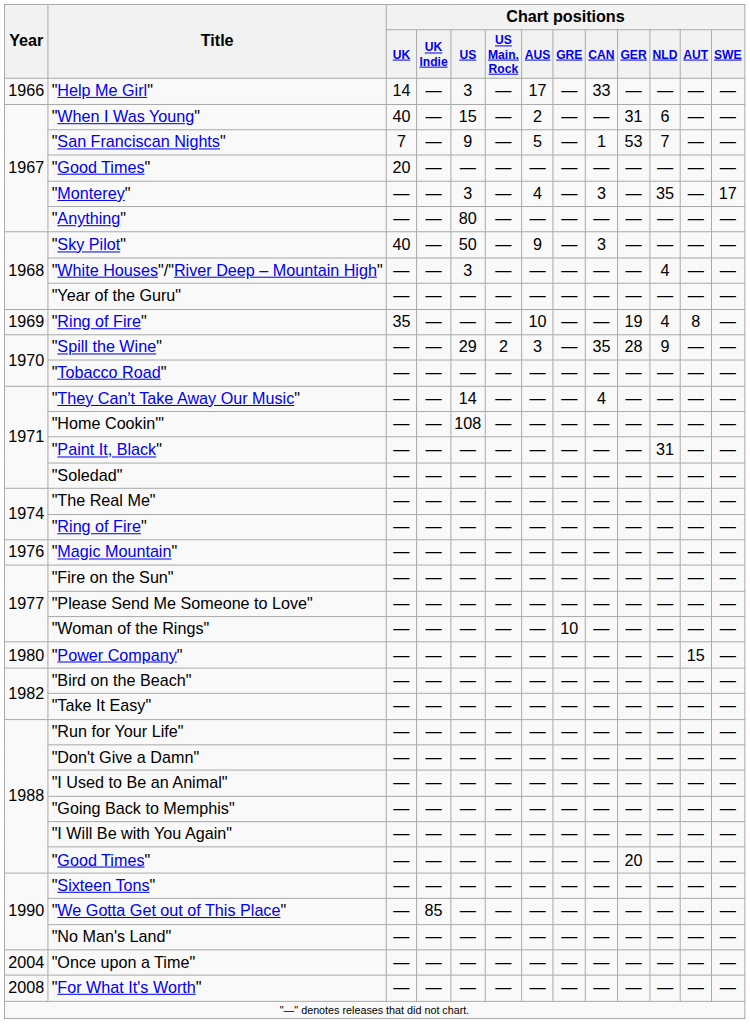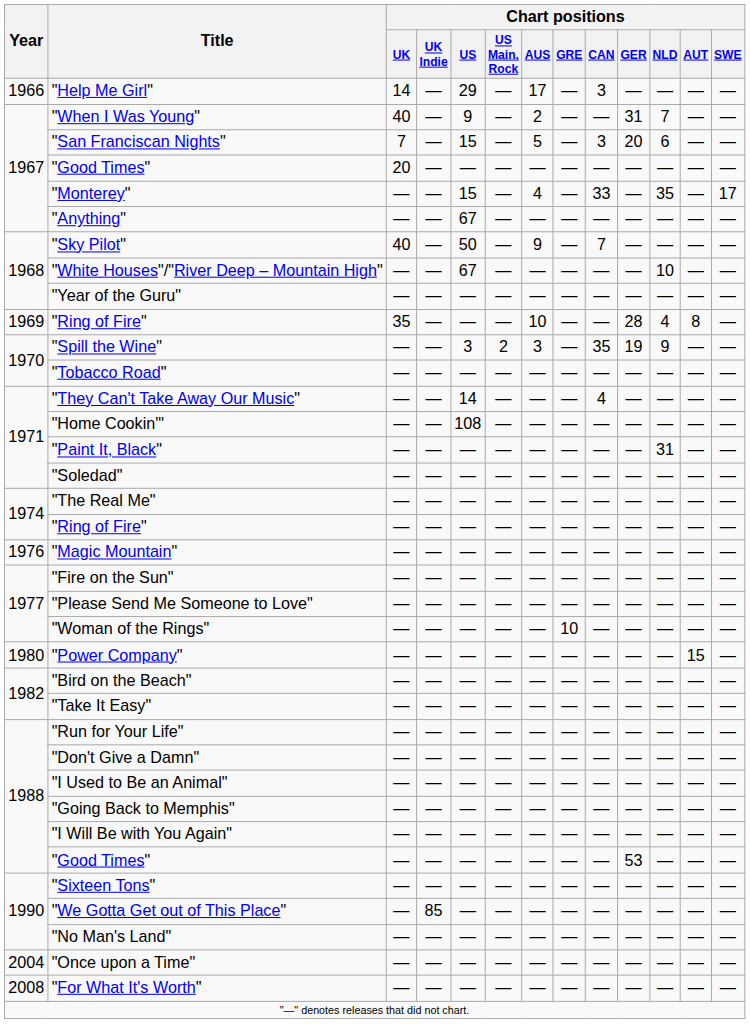(468, 91) 3 -> (468, 91) 29
(601, 91) 33 -> (601, 91) 3
(468, 116) 15 -> (468, 116) 9
(665, 116) 6 -> (665, 116) 7
(468, 142) 9 -> (468, 142) 15
(601, 142) 1 -> (601, 142) 3
(634, 142) 53 -> (634, 142) 20
(665, 142) 7 -> (665, 142) 6
(468, 193) 3 -> (468, 193) 15
(601, 193) 3 -> (601, 193) 33
(468, 219) 80 -> (468, 219) 67
(601, 244) 3 -> (601, 244) 7
(468, 270) 3 -> (468, 270) 67
(665, 270) 4 -> (665, 270) 10
(634, 321) 19 -> (634, 321) 28
(468, 347) 29 -> (468, 347) 3
(634, 347) 28 -> (634, 347) 19
(634, 860) 20 -> (634, 860) 53
